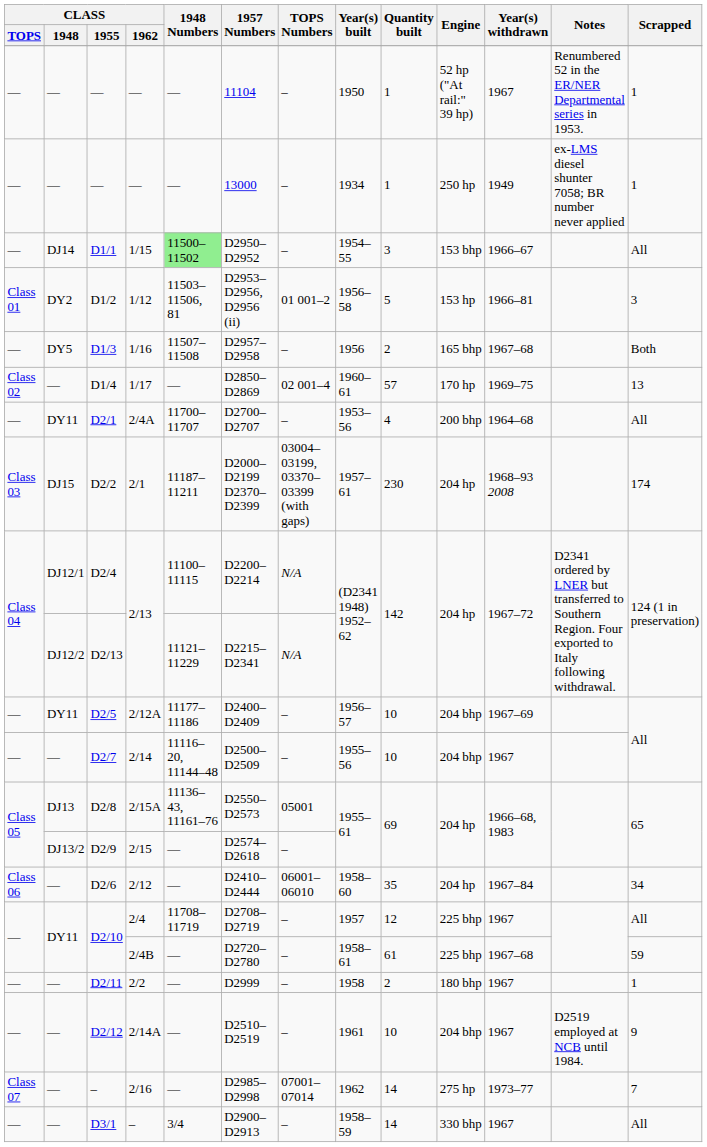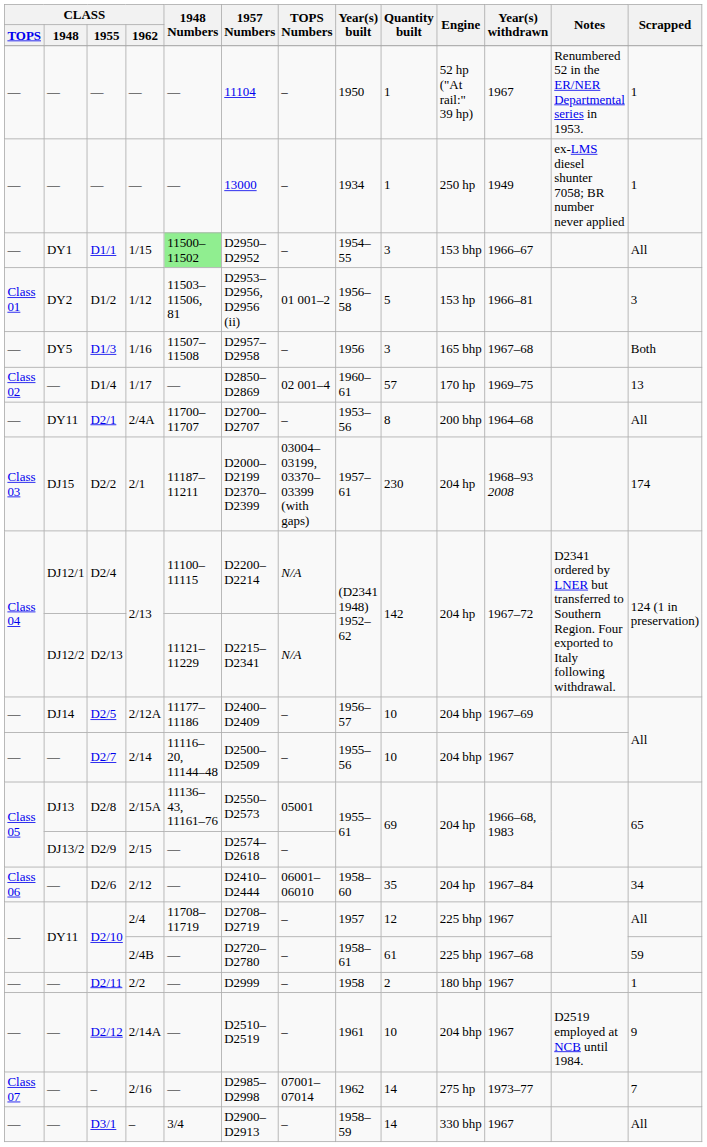(61, 250) DJ14 -> (60, 250) DY1
(387, 349) 2 -> (387, 349) 3
(387, 419) 4 -> (387, 419) 8
(63, 714) DY11 -> (61, 714) DJ14
